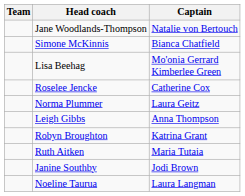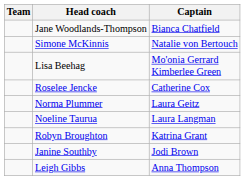(195, 28) Natalie von Bertouch -> (185, 28) Bianca Chatfield
(185, 44) Bianca Chatfield -> (195, 44) Natalie von Bertouch
rows swapped: (60, 119) <-> (66, 183)
- row: (59, 151)
